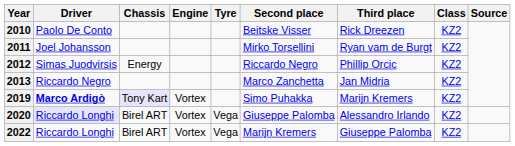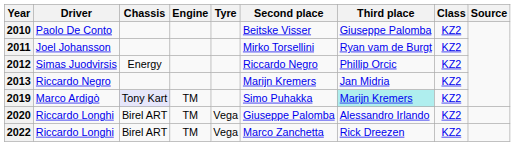(372, 30) Rick Dreezen -> (386, 30) Giuseppe Palomba
(283, 81) Marco Zanchetta -> (279, 81) Marijn Kremers
(70, 99) bold -> (68, 99) normal
(190, 99) Vortex -> (190, 99) TM
(376, 99) no background -> (376, 99) paleturquoise background
(75, 116) lavender background -> (75, 116) no background
(190, 116) Vortex -> (190, 116) TM
(190, 133) Vortex -> (190, 133) TM
(279, 133) Marijn Kremers -> (283, 133) Marco Zanchetta
(386, 133) Giuseppe Palomba -> (372, 133) Rick Dreezen
